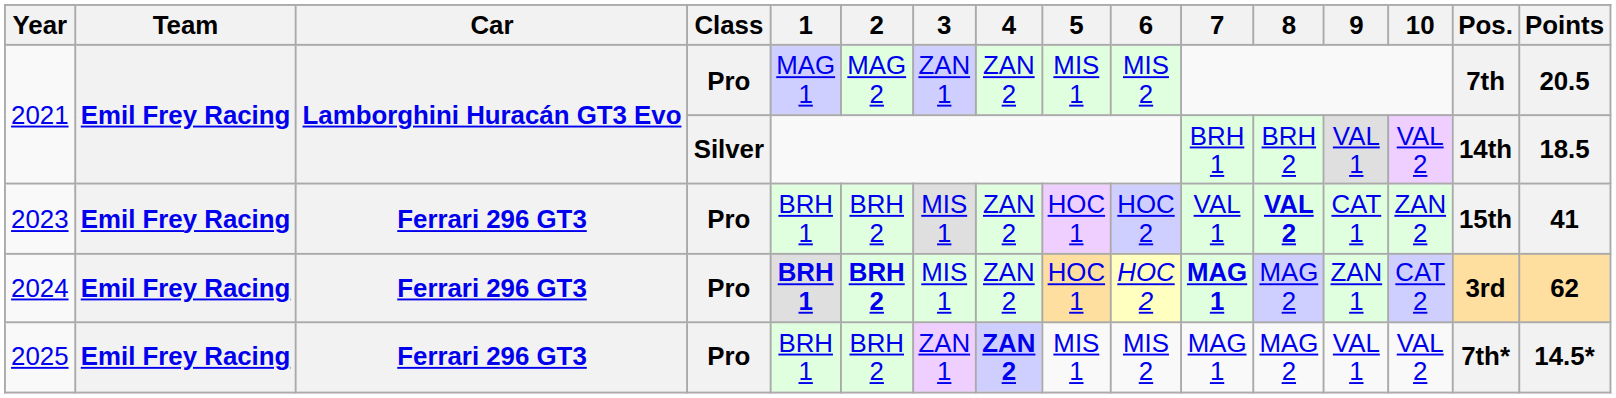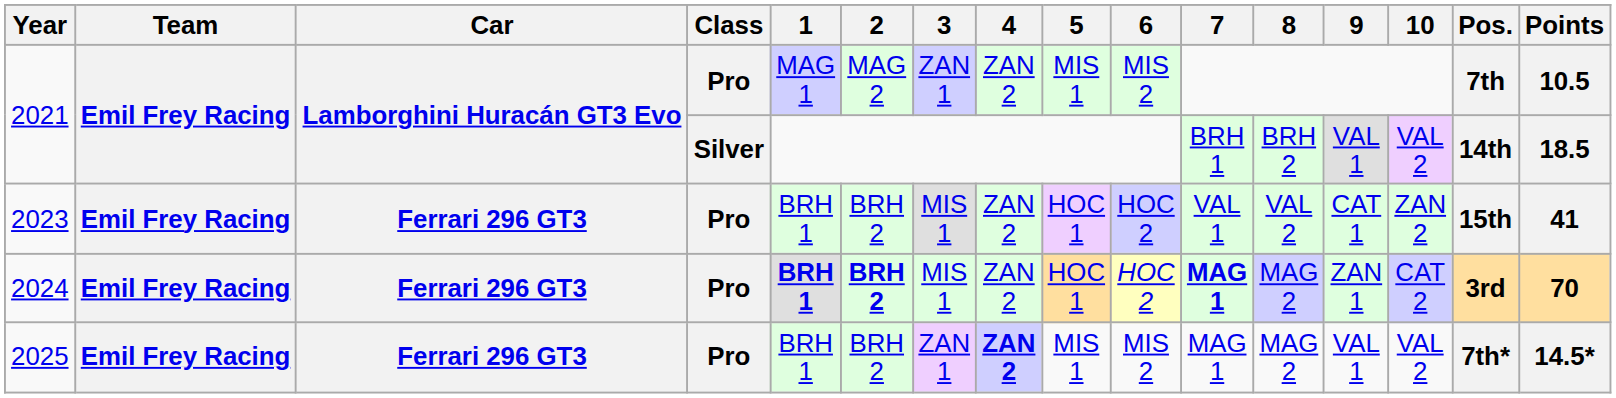(1565, 80) 20.5 -> (1565, 80) 10.5
(1289, 218) bold -> (1289, 218) normal
(1565, 288) 62 -> (1565, 288) 70
